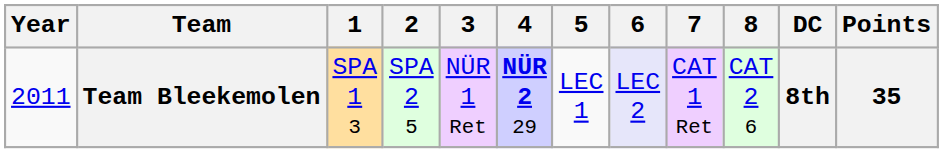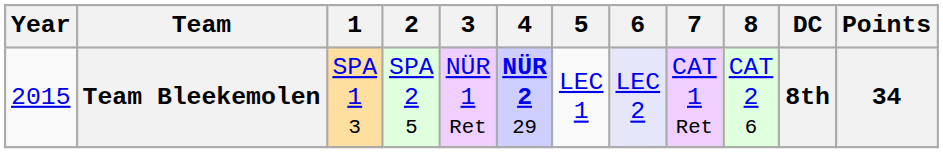(41, 97) 2011 -> (41, 97) 2015
(887, 97) 35 -> (887, 97) 34
